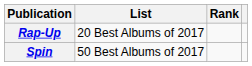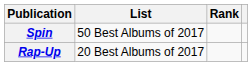rows swapped: (39, 33) <-> (39, 52)
